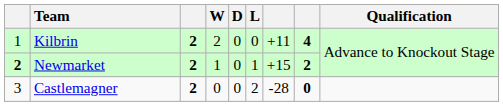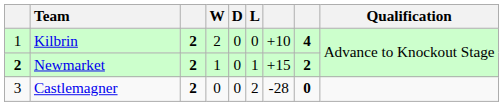(279, 40) +11 -> (279, 40) +10
